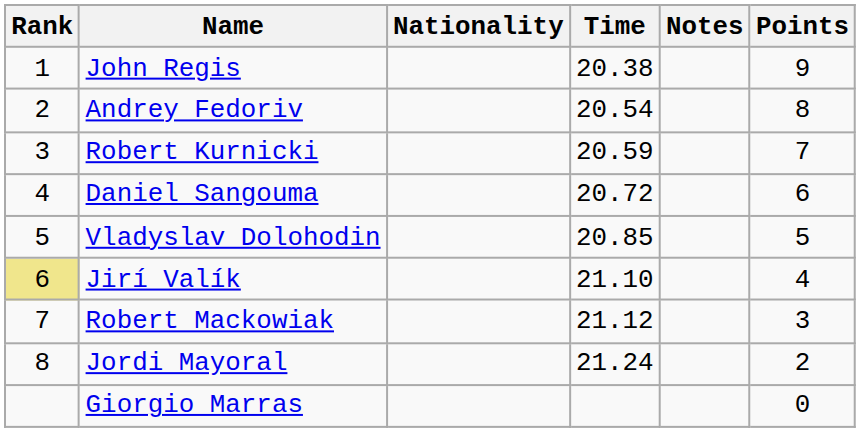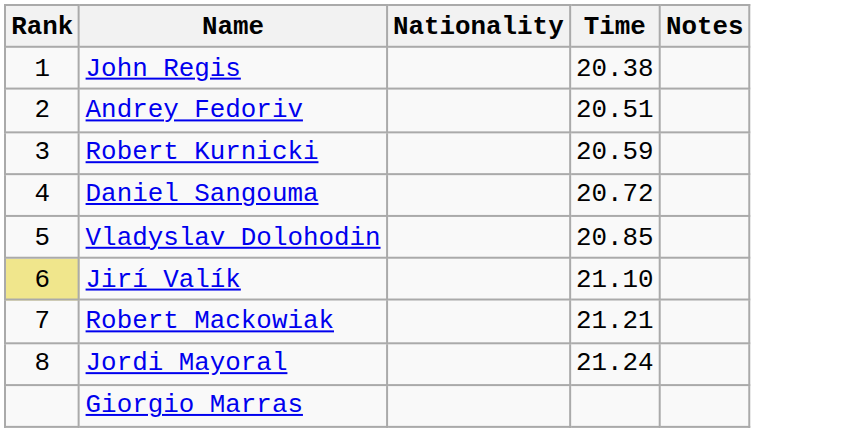- column: (802, 26)
(615, 110) 20.54 -> (615, 110) 20.51
(615, 321) 21.12 -> (615, 321) 21.21
